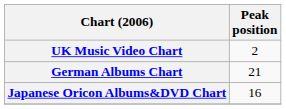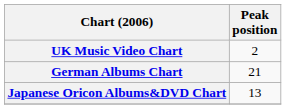(255, 93) 16 -> (255, 93) 13
